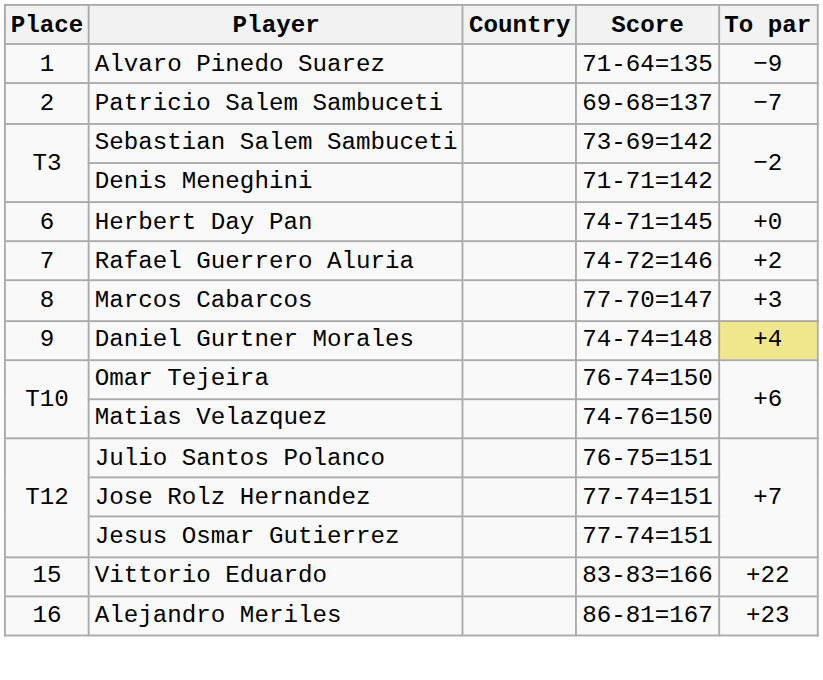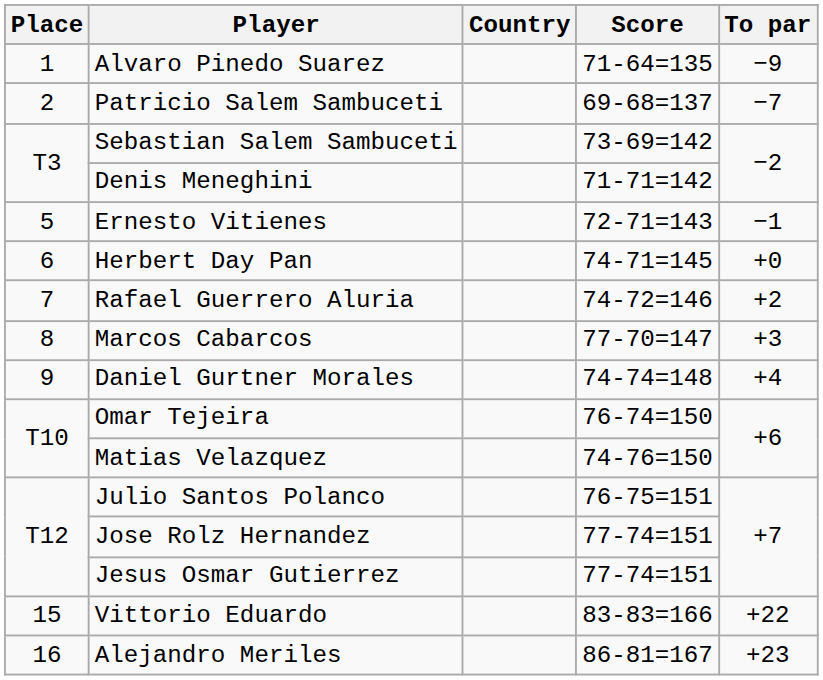+ row: (211, 222)
(768, 340) khaki background -> (768, 379) no background
